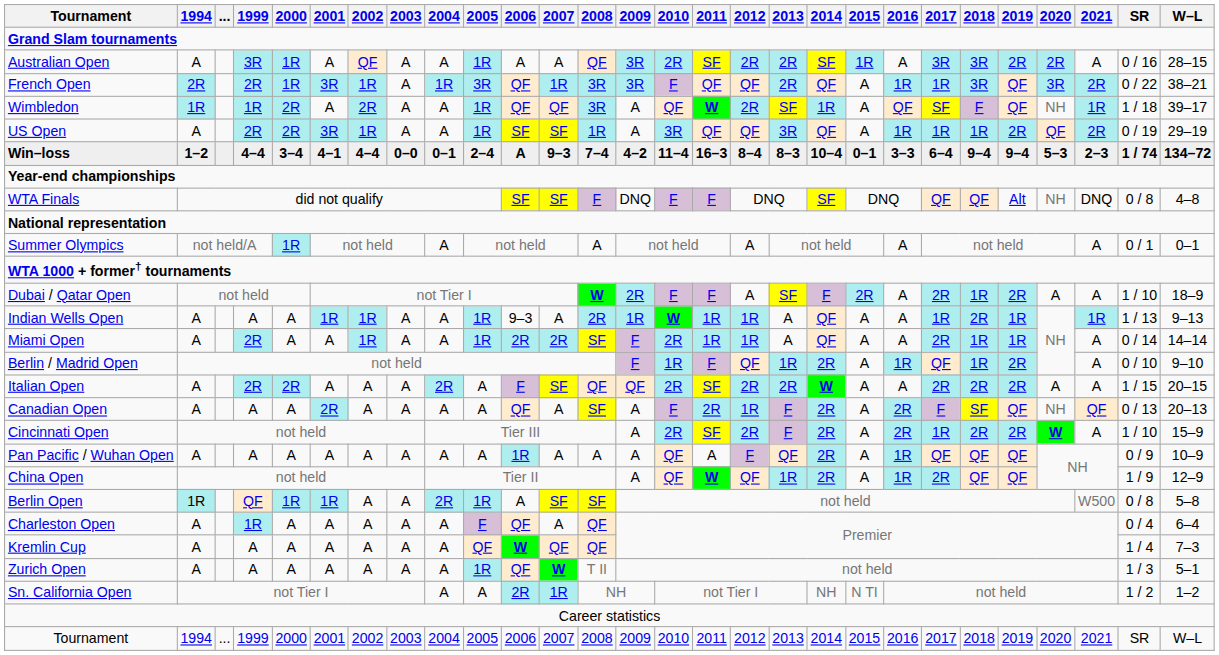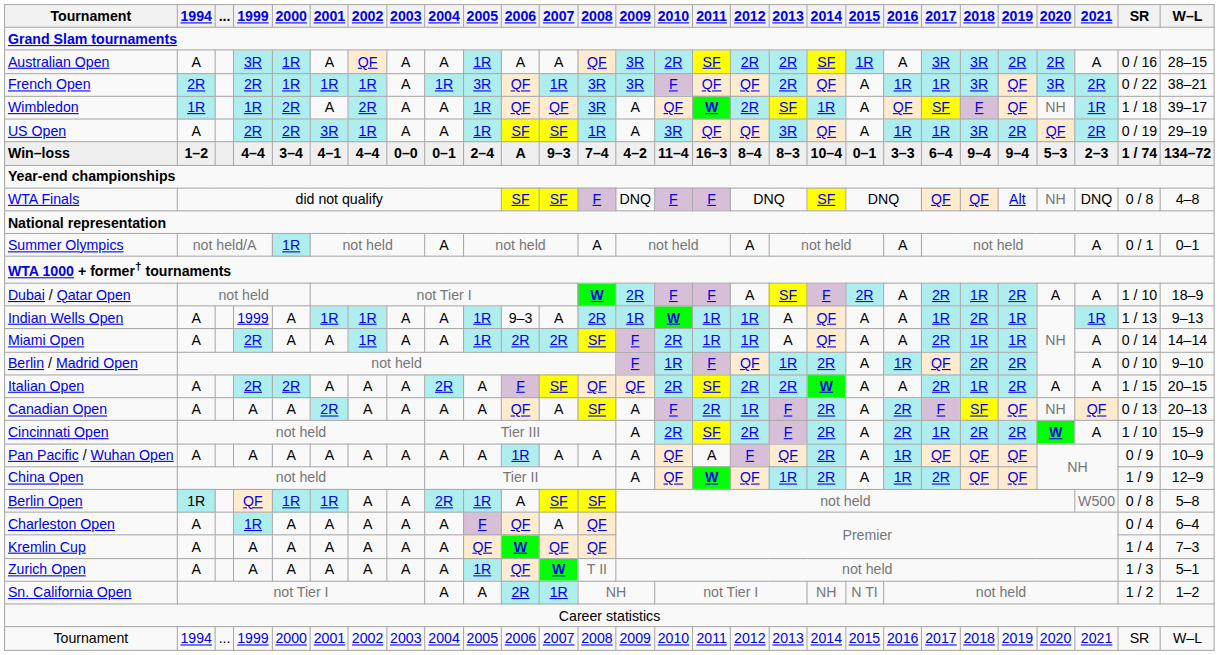(329, 85) 3R -> (329, 85) 1R
(979, 131) 1R -> (979, 131) 3R
(253, 318) A -> (253, 318) 1999
(979, 363) 1R -> (979, 363) 2R
(979, 386) 2R -> (979, 386) 1R
